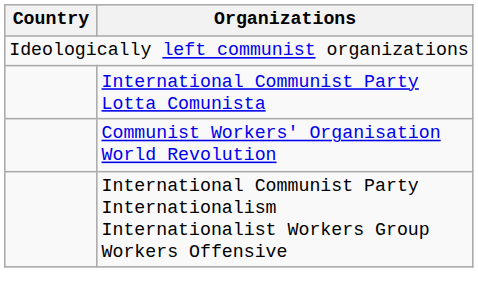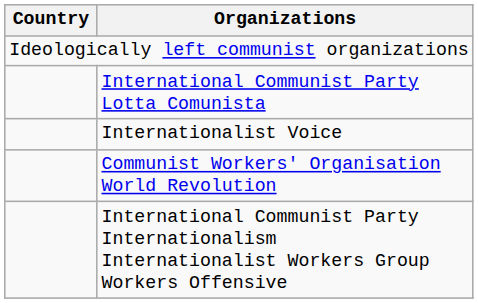+ row: (222, 134)
